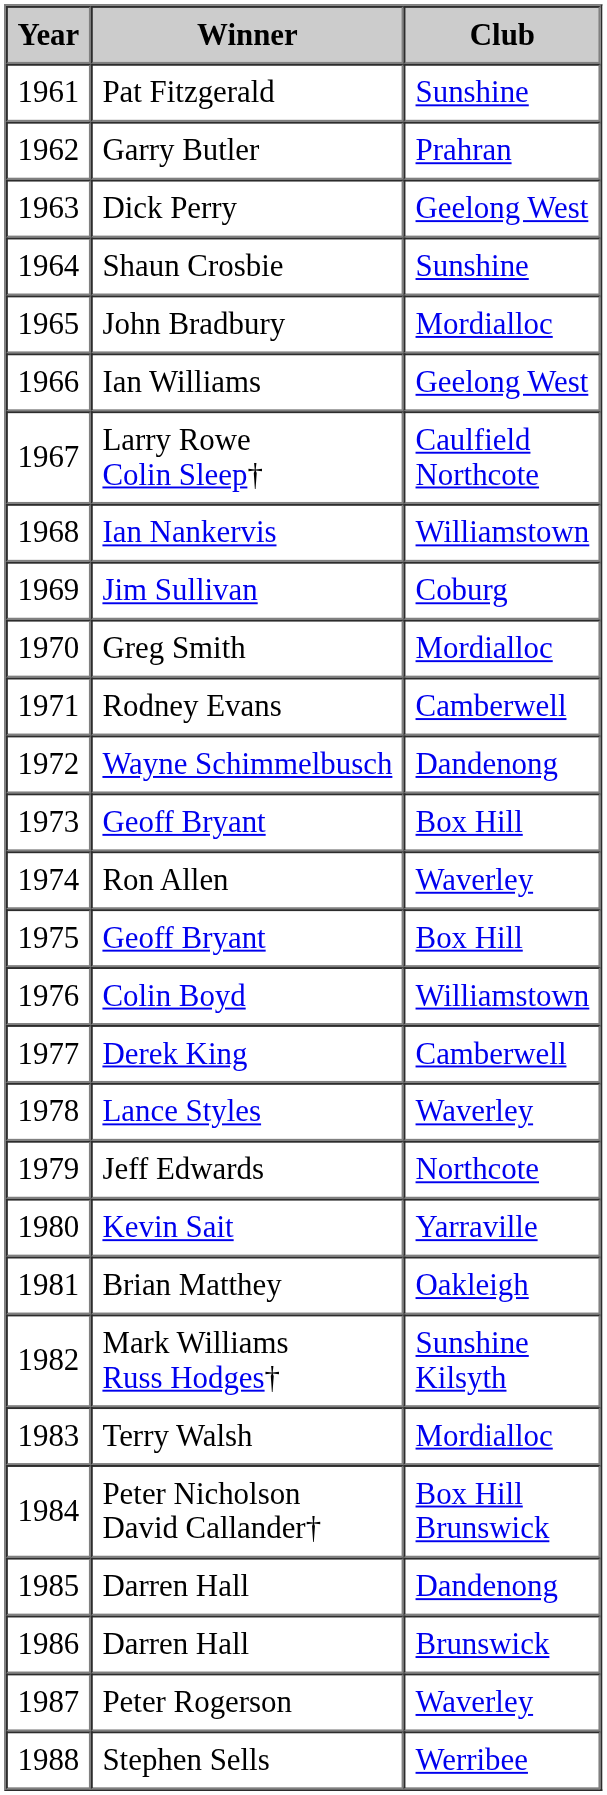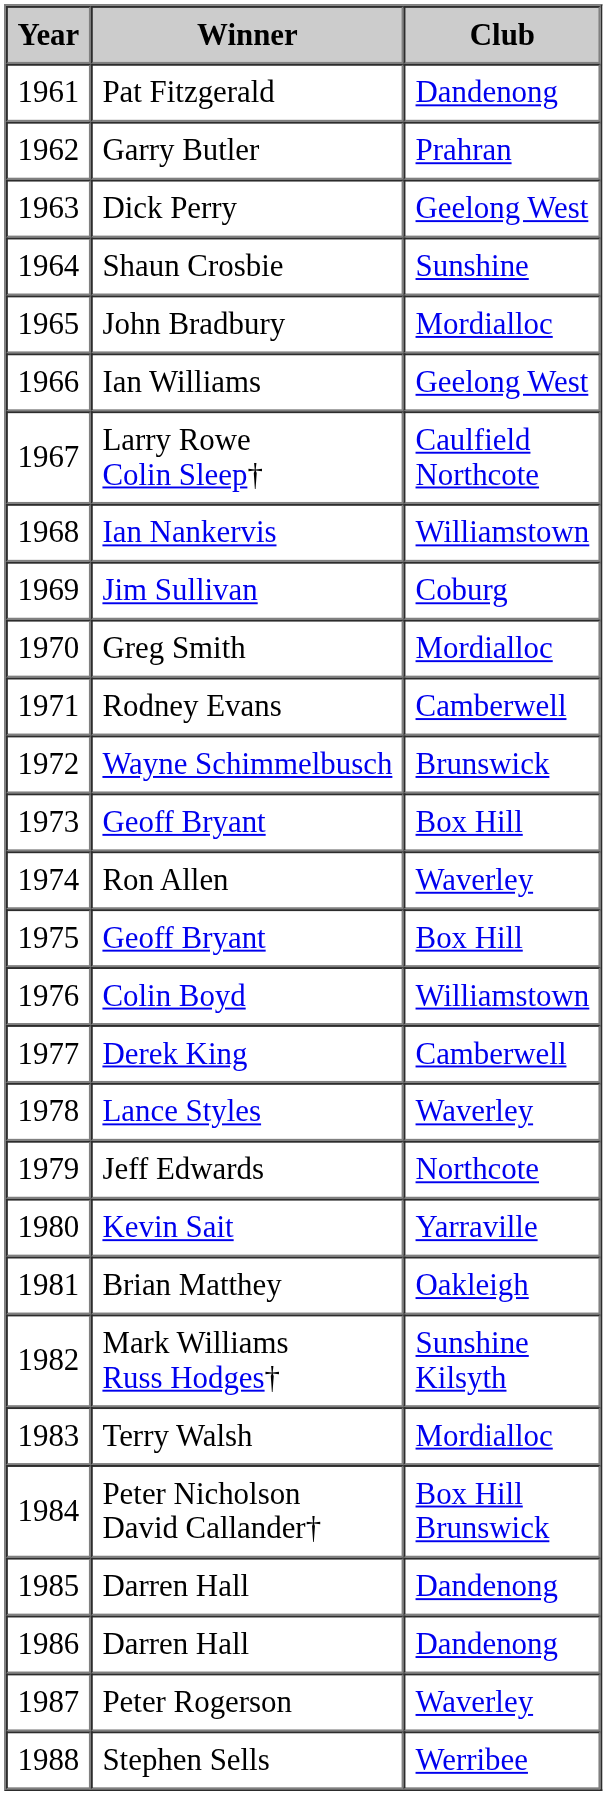(472, 92) Sunshine -> (487, 92) Dandenong
(487, 763) Dandenong -> (482, 763) Brunswick
(482, 1644) Brunswick -> (487, 1644) Dandenong
